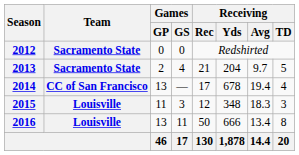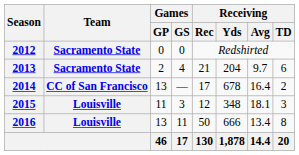(284, 68) 5 -> (284, 68) 6
(260, 86) 19.4 -> (260, 86) 16.4
(284, 86) 4 -> (284, 86) 2
(260, 104) 18.3 -> (260, 104) 18.1
